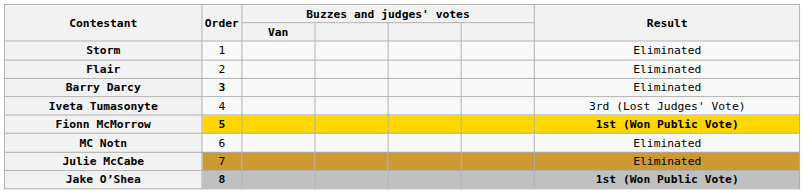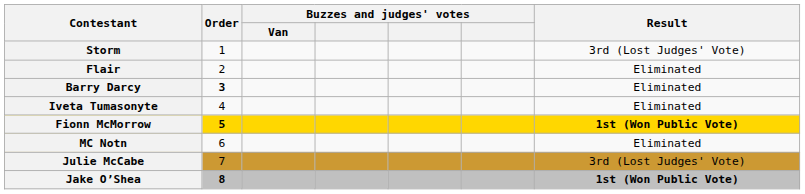(667, 51) Eliminated -> (667, 51) 3rd (Lost Judges' Vote)
(667, 106) 3rd (Lost Judges' Vote) -> (667, 106) Eliminated
(667, 161) Eliminated -> (667, 161) 3rd (Lost Judges' Vote)
